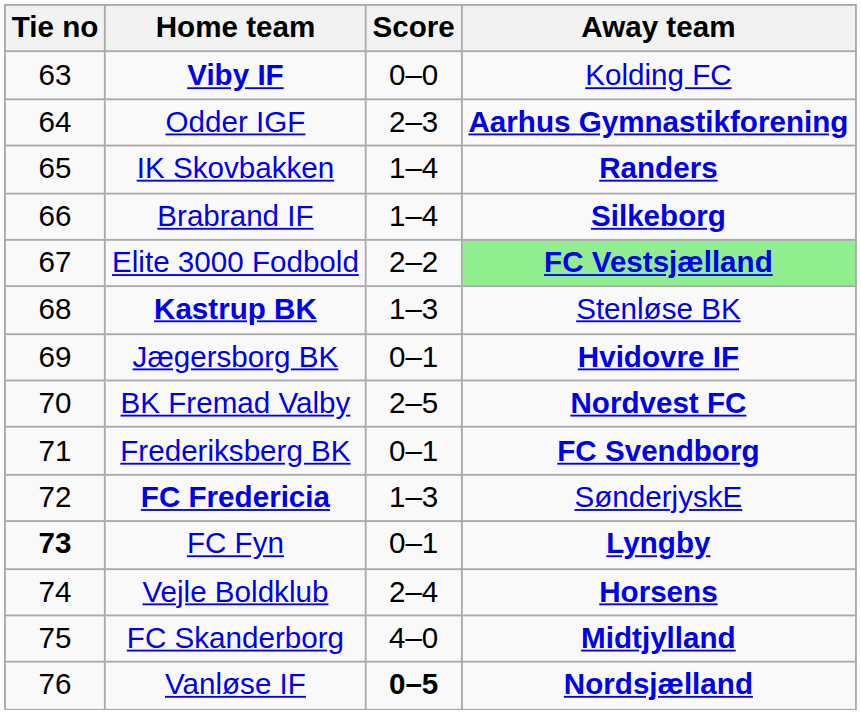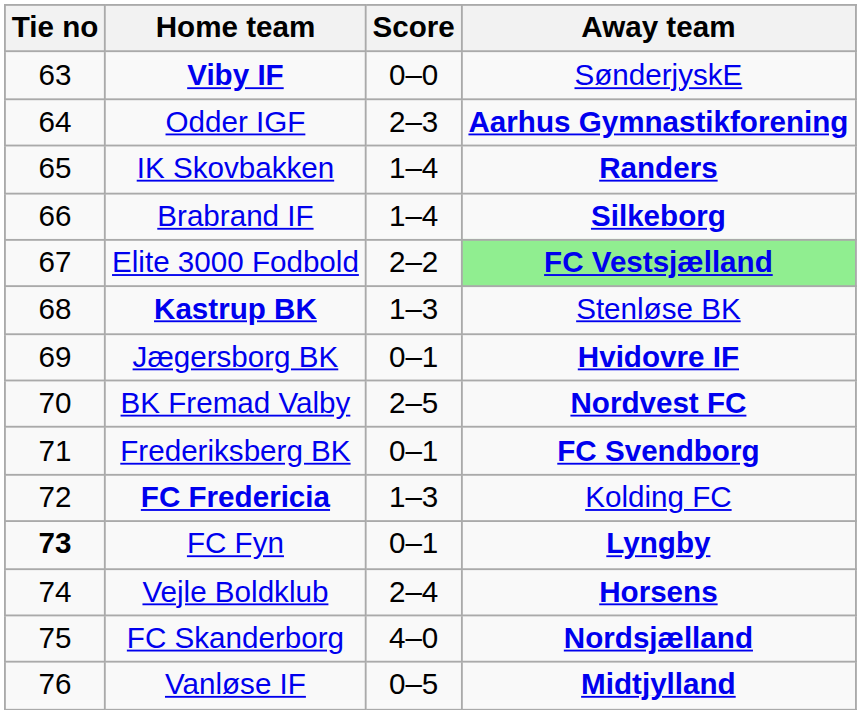(658, 74) Kolding FC -> (658, 74) SønderjyskE
(658, 497) SønderjyskE -> (658, 497) Kolding FC
(658, 638) Midtjylland -> (658, 638) Nordsjælland
(414, 685) bold -> (414, 685) normal
(658, 685) Nordsjælland -> (658, 685) Midtjylland
